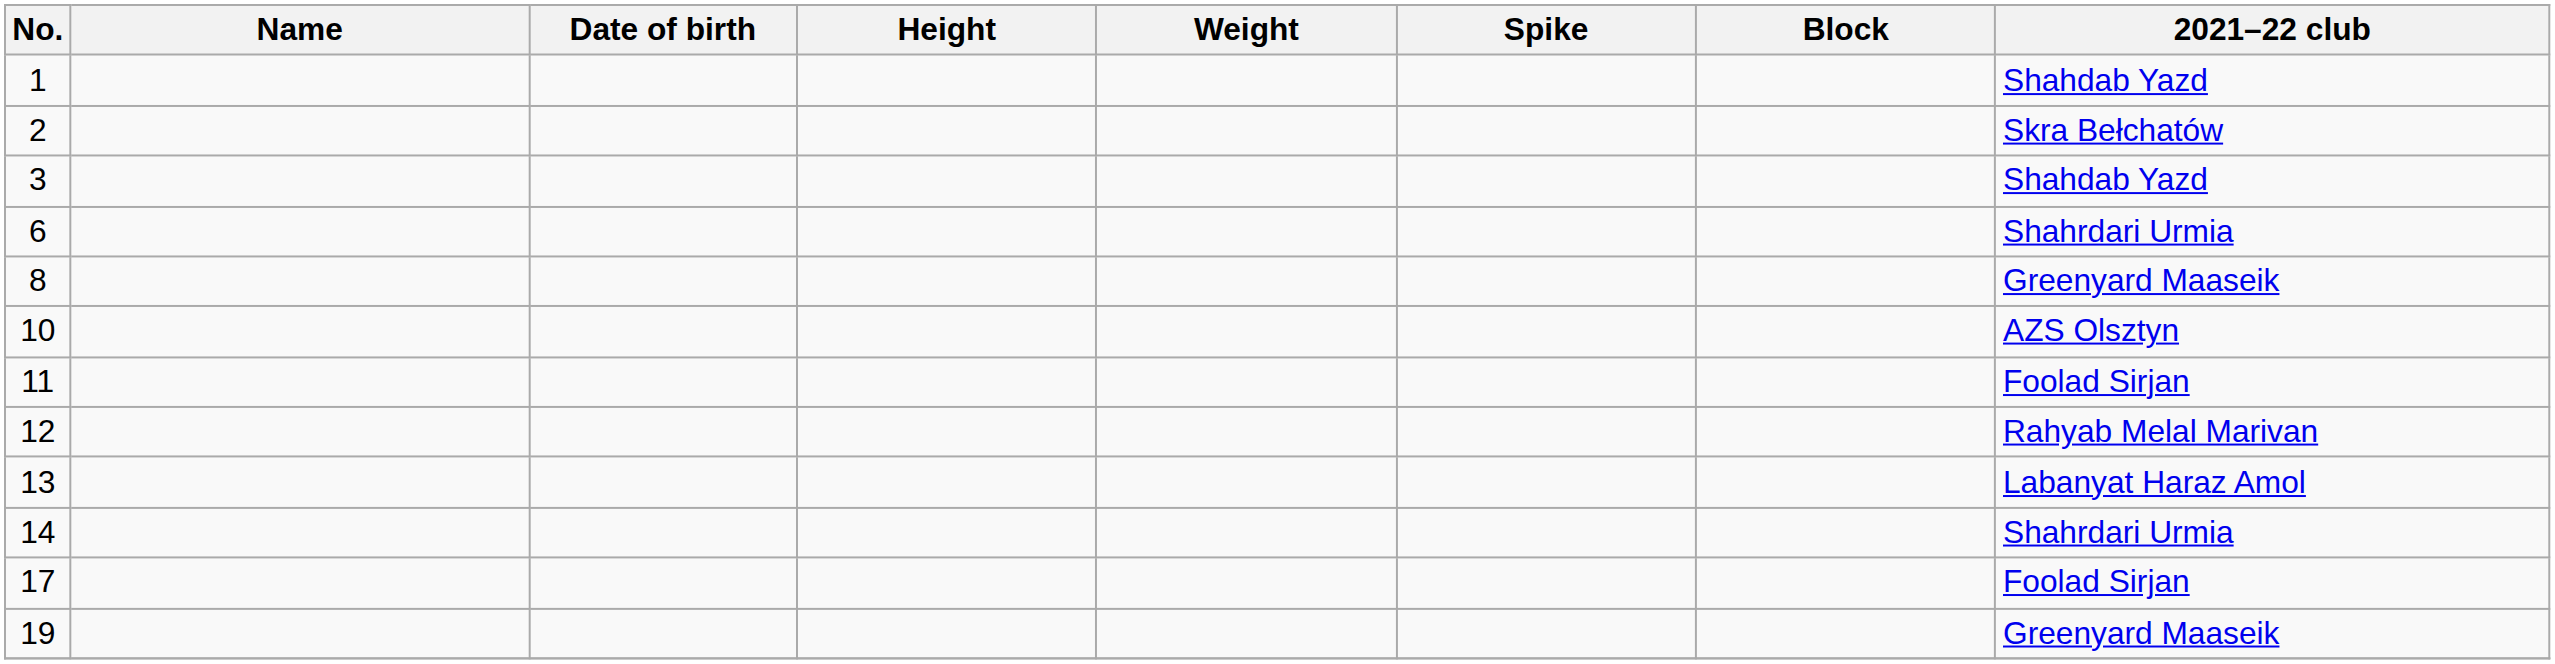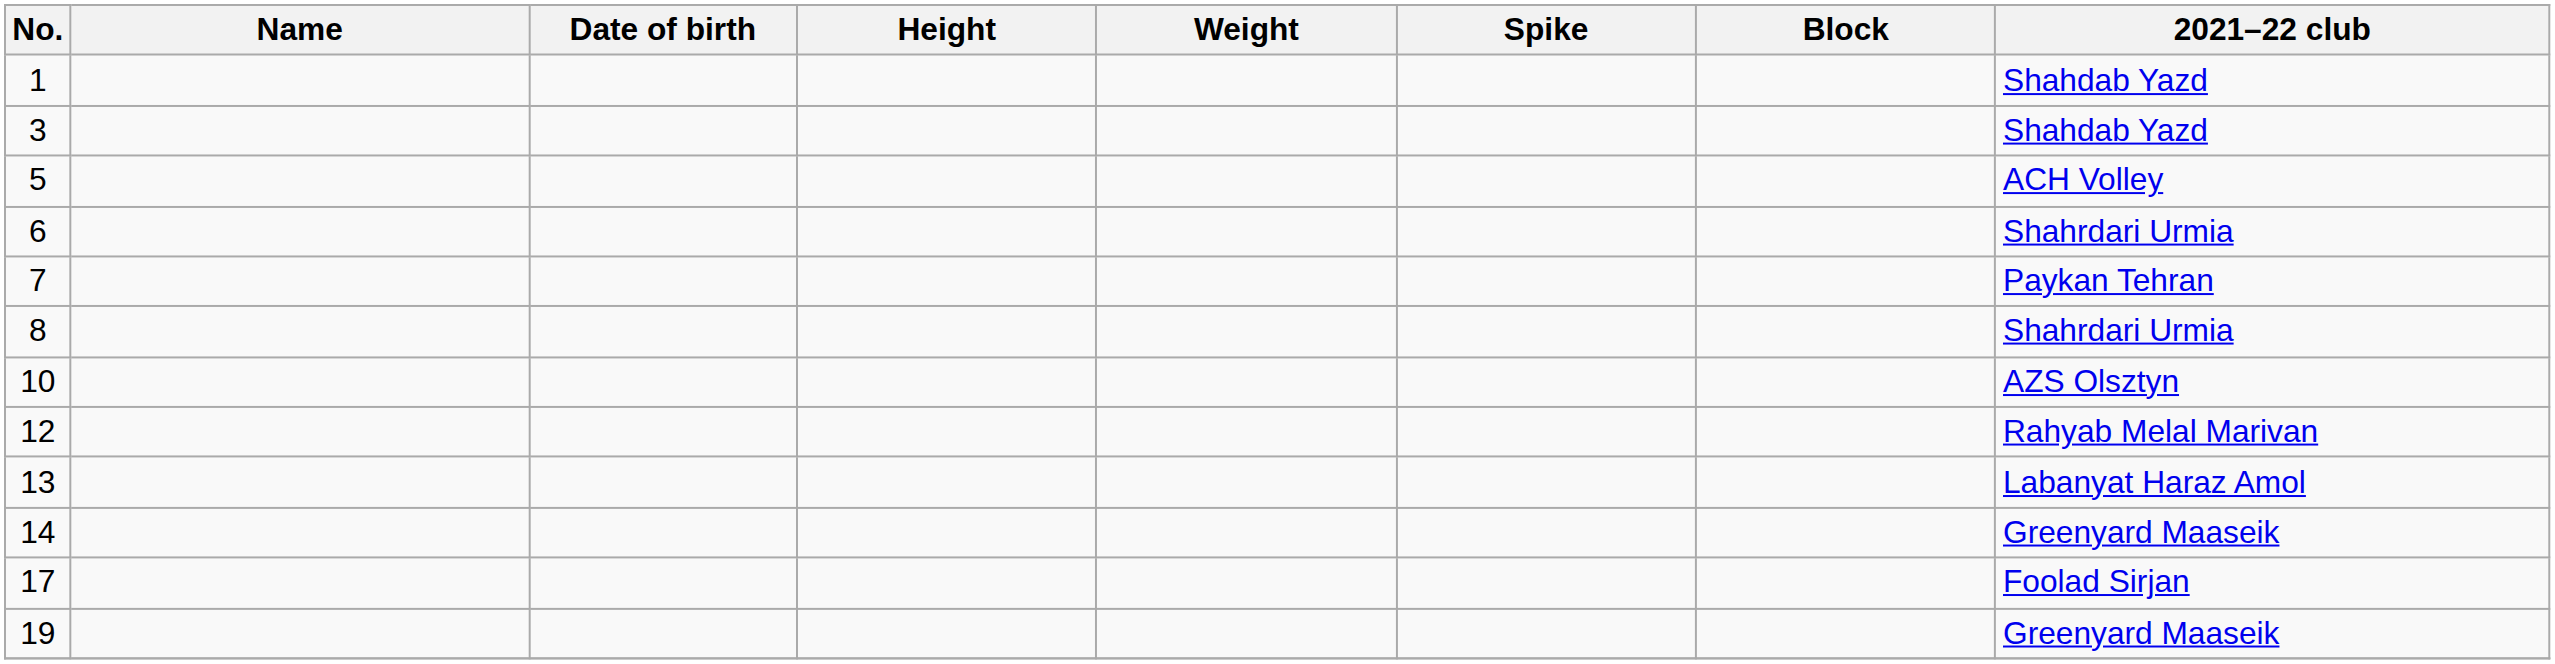- row: (38, 130)
+ row: (38, 180)
+ row: (38, 280)
(2141, 280) Greenyard Maaseik -> (2118, 331) Shahrdari Urmia
- row: (38, 381)
(2118, 532) Shahrdari Urmia -> (2141, 532) Greenyard Maaseik
